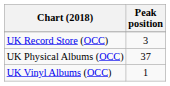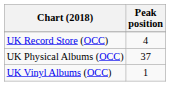(146, 40) 3 -> (146, 40) 4
